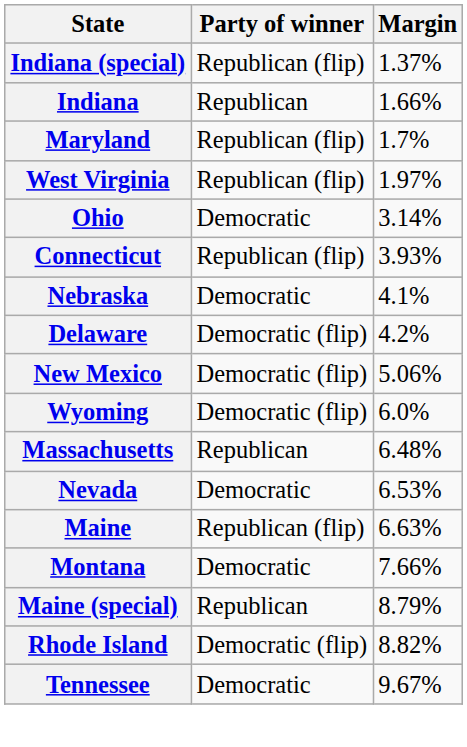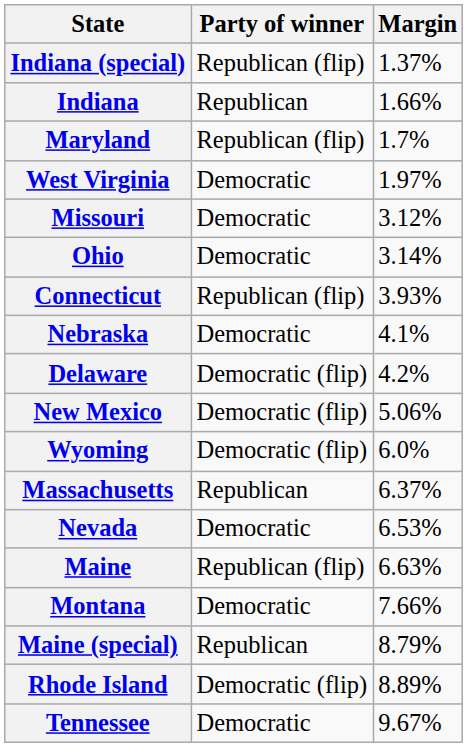(280, 179) Republican (flip) -> (254, 179) Democratic
+ row: (98, 218)
(410, 450) 6.48% -> (410, 489) 6.37%
(410, 645) 8.82% -> (410, 683) 8.89%
